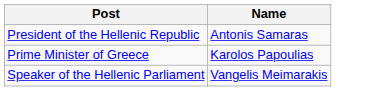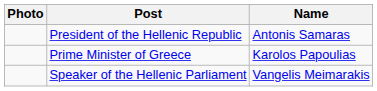+ column: (25, 14)
